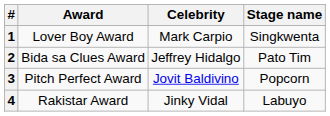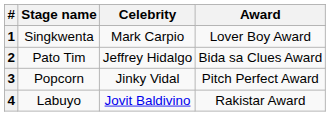columns swapped: (284, 15) <-> (83, 15)
(196, 79) Jovit Baldivino -> (148, 79) Jinky Vidal
(196, 100) Jinky Vidal -> (148, 100) Jovit Baldivino
